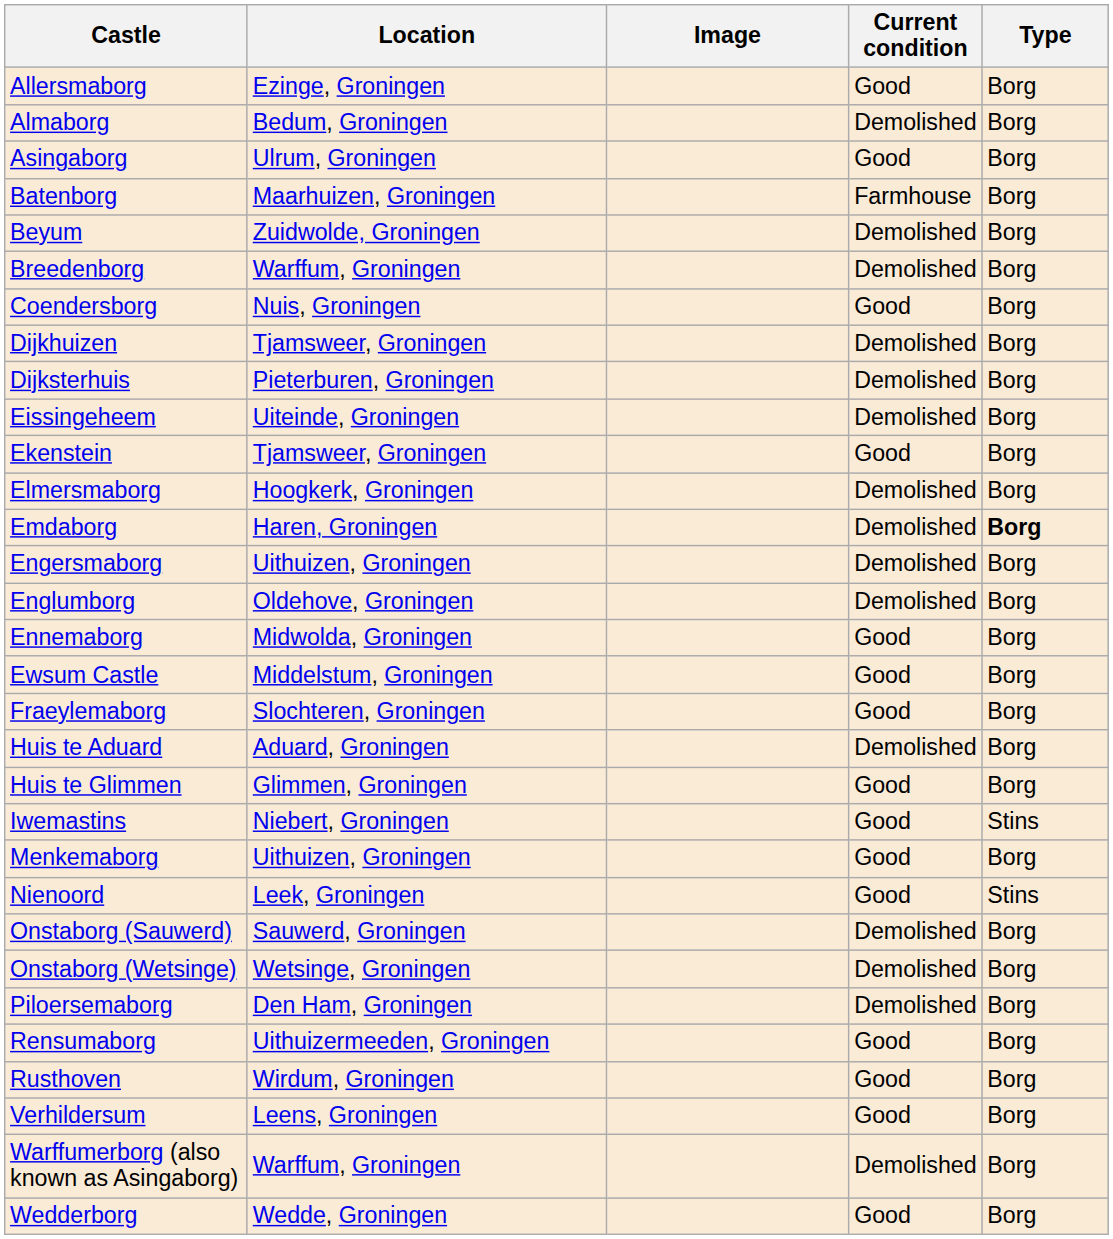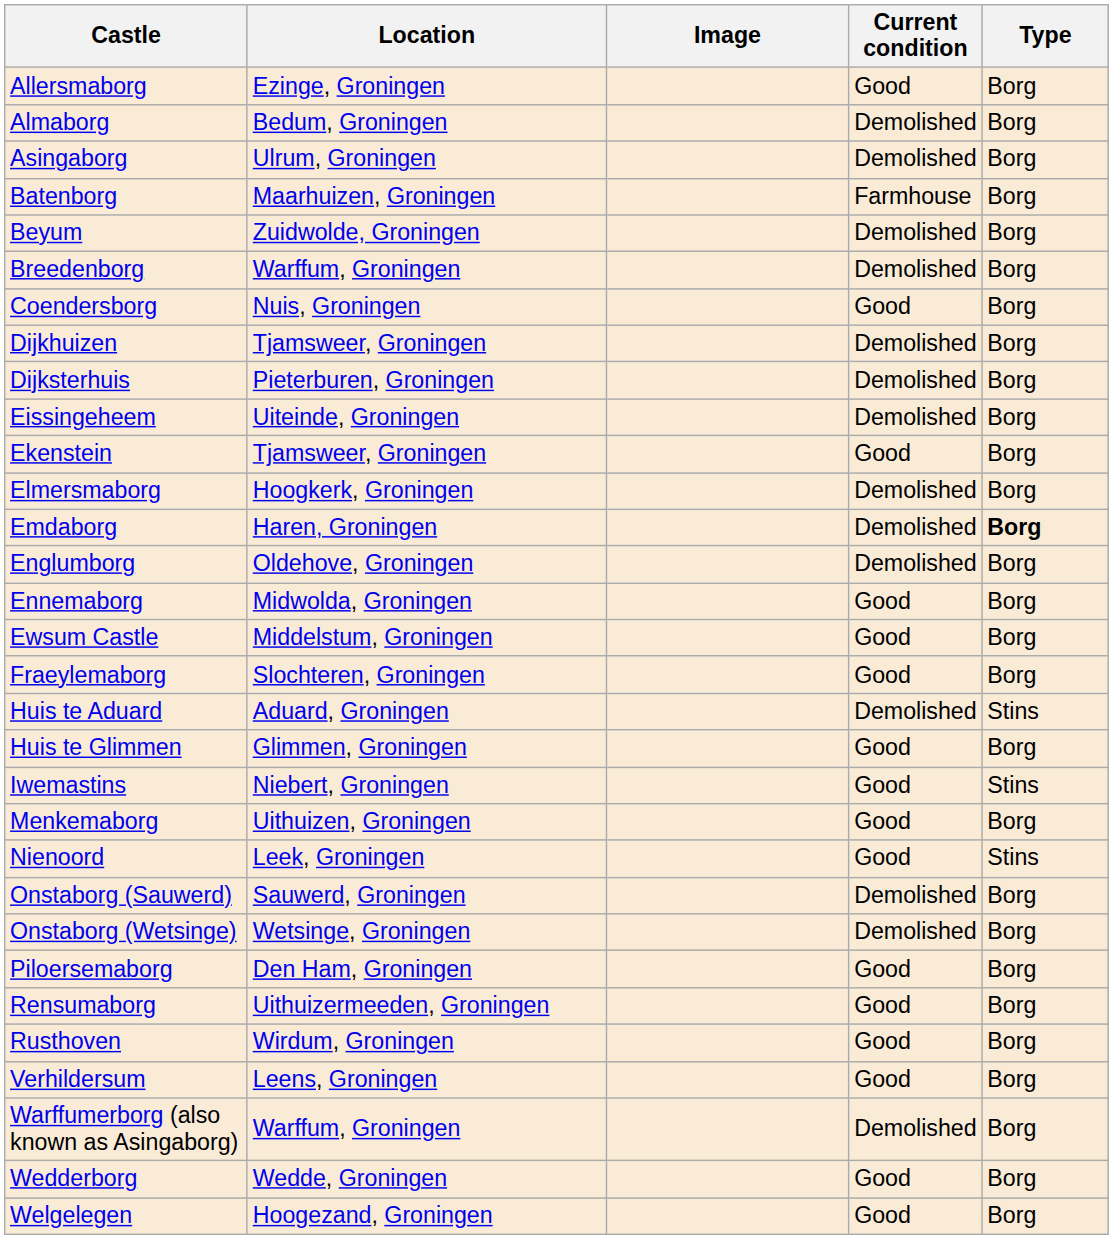(883, 159) Good -> (915, 159) Demolished
- row: (86, 564)
(1012, 748) Borg -> (1013, 711) Stins
(915, 1005) Demolished -> (883, 968) Good
+ row: (71, 1215)
